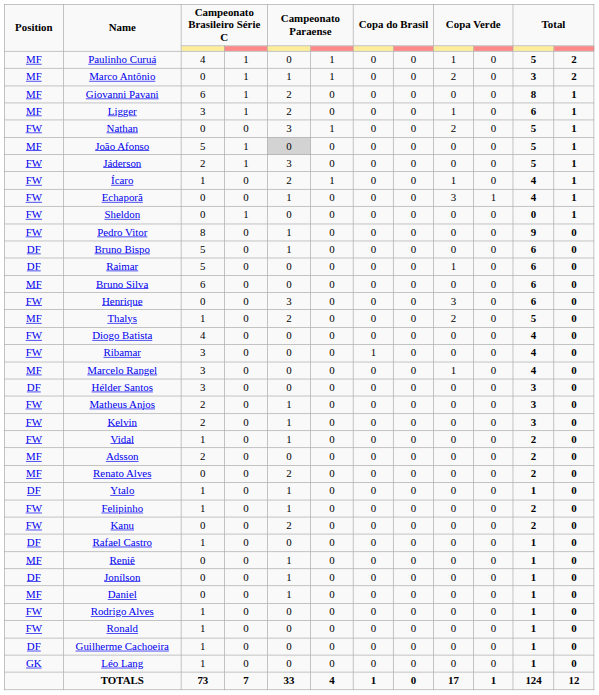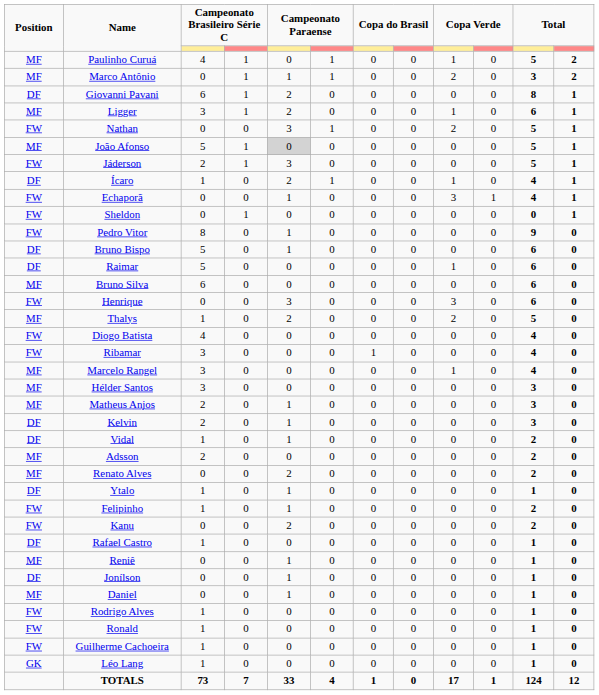(34, 94) MF -> (34, 94) DF
(34, 180) FW -> (34, 180) DF
(34, 387) DF -> (34, 387) MF
(34, 404) FW -> (34, 404) MF
(34, 422) FW -> (34, 422) DF
(34, 439) FW -> (34, 439) DF
(34, 646) DF -> (34, 646) FW
